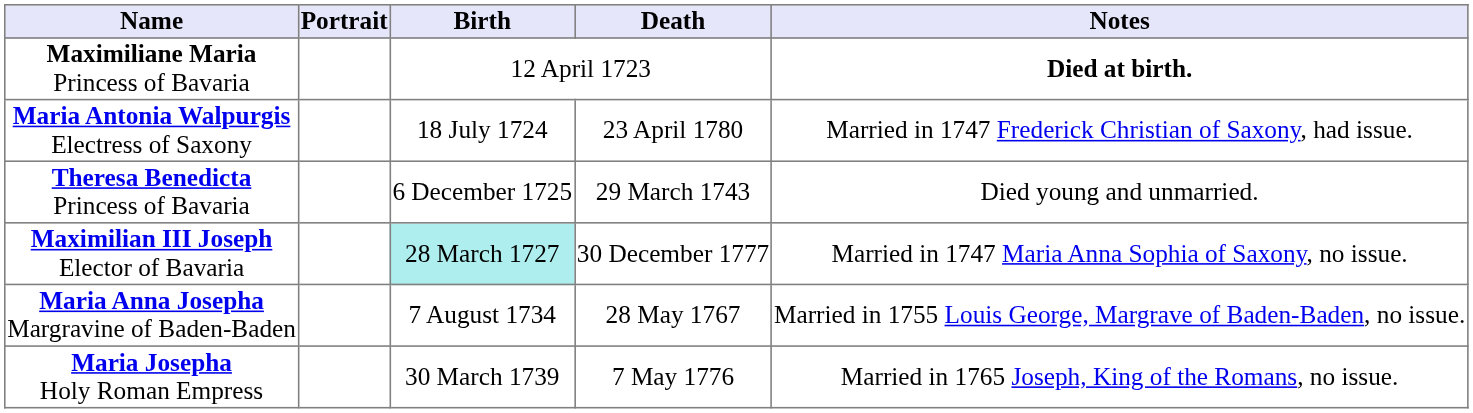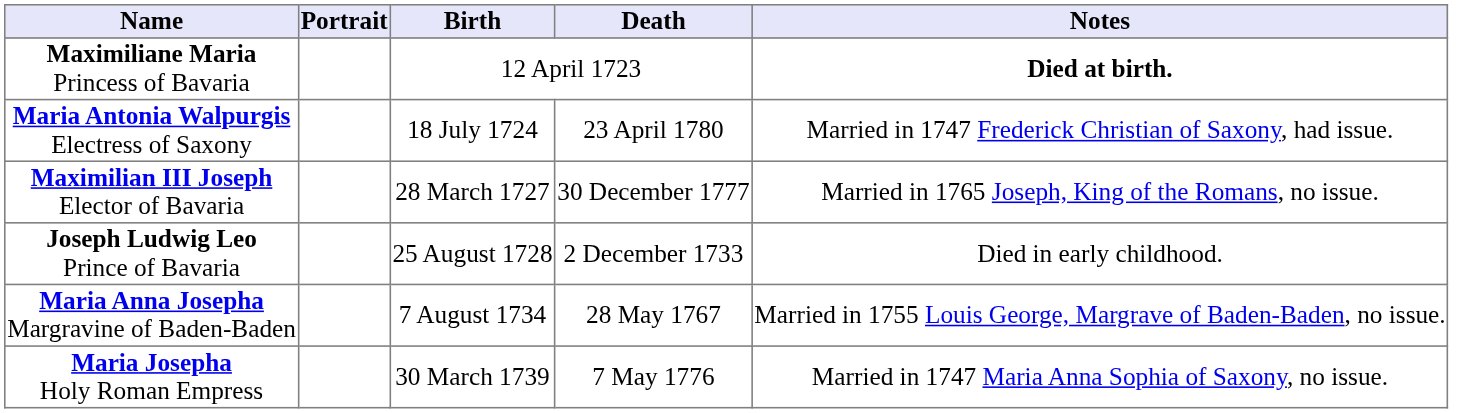- row: (152, 191)
(482, 253) paleturquoise background -> (472, 191) no background
(1120, 253) Married in 1747 Maria Anna Sophia of Saxony, no issue. -> (1100, 191) Married in 1765 Joseph, King of the Romans, no issue.
+ row: (152, 253)
(1120, 376) Married in 1765 Joseph, King of the Romans, no issue. -> (1100, 376) Married in 1747 Maria Anna Sophia of Saxony, no issue.
